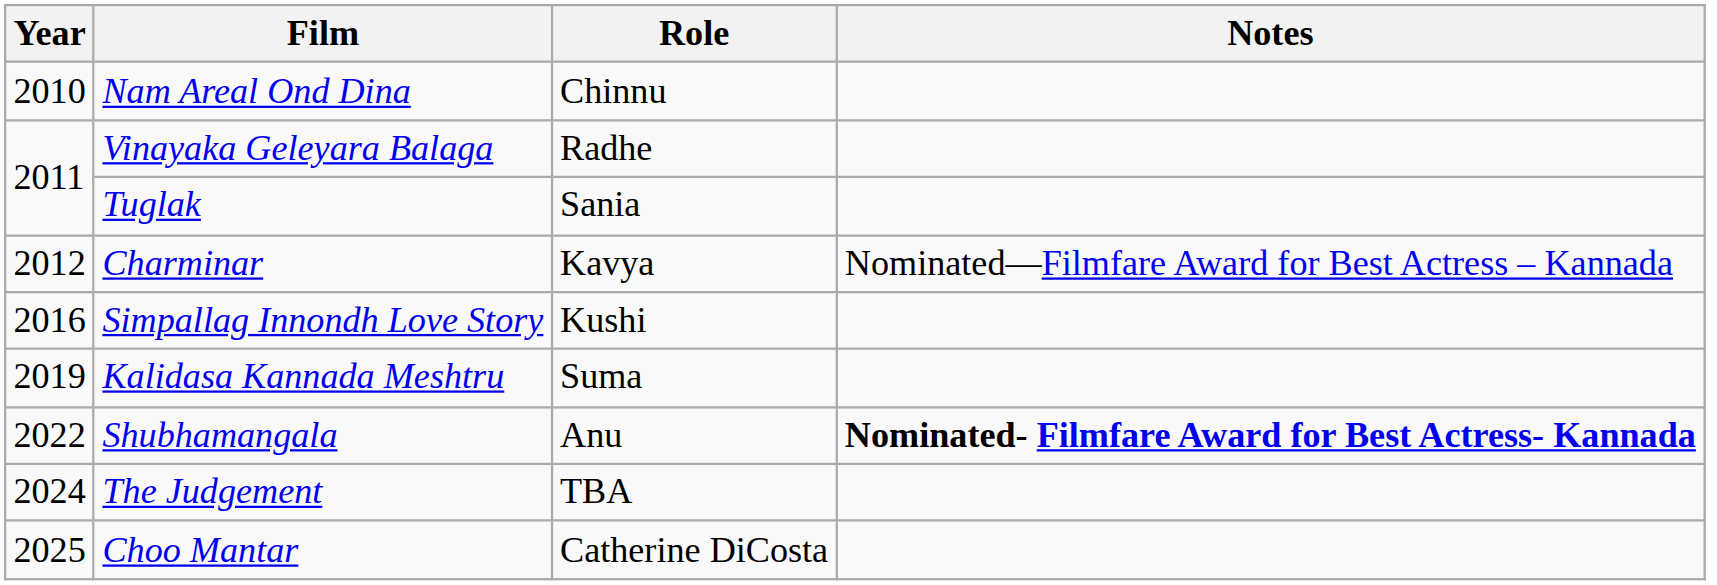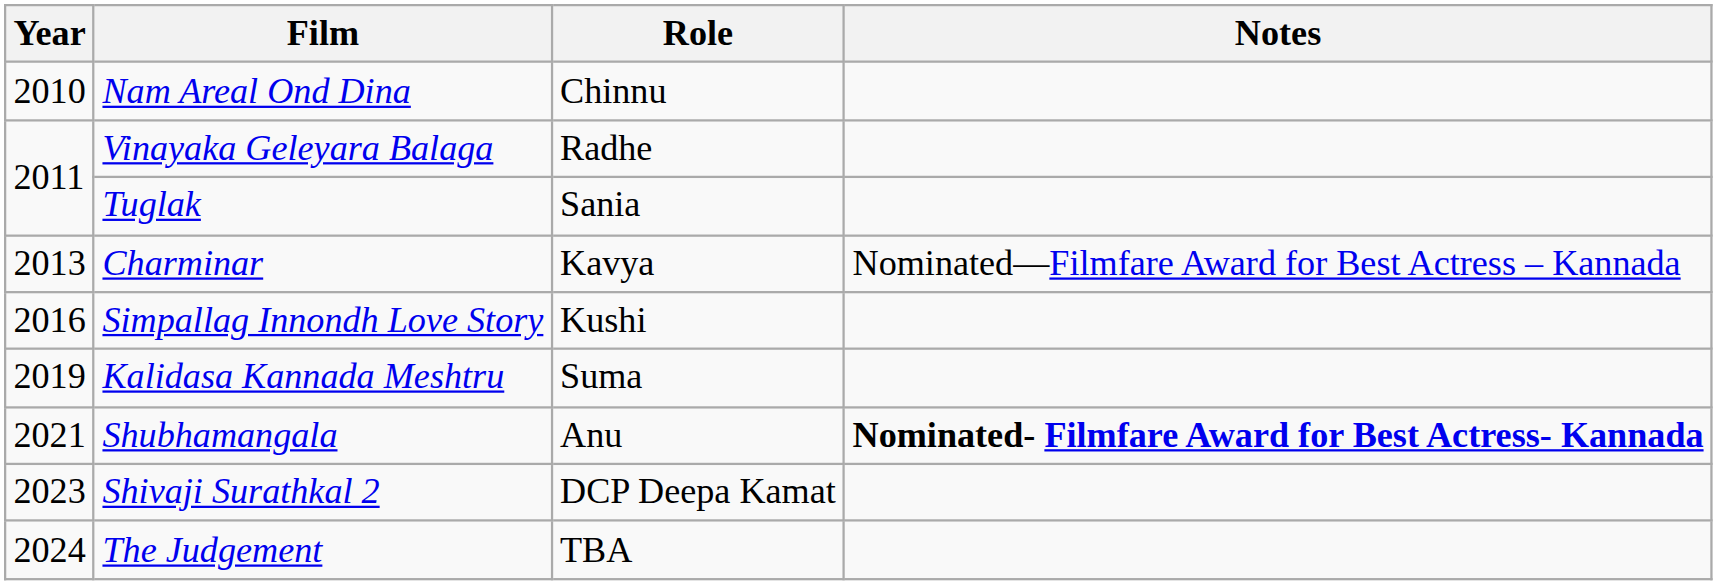(50, 262) 2012 -> (50, 262) 2013
(50, 434) 2022 -> (50, 434) 2021
+ row: (241, 491)
- row: (200, 549)
